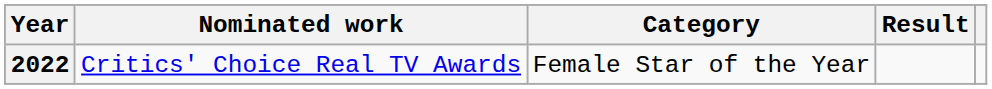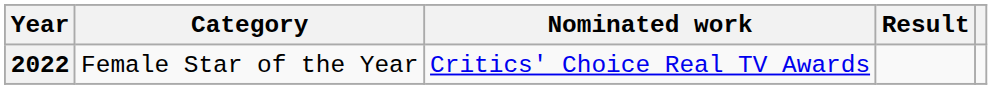columns swapped: (301, 25) <-> (701, 25)
